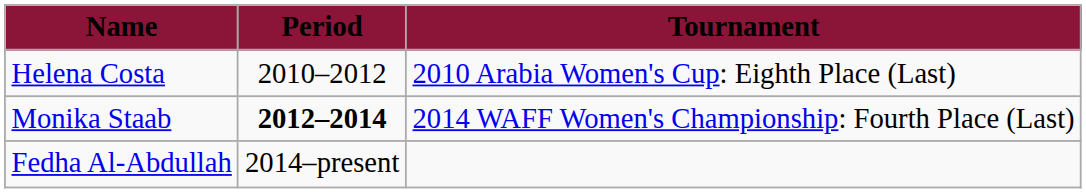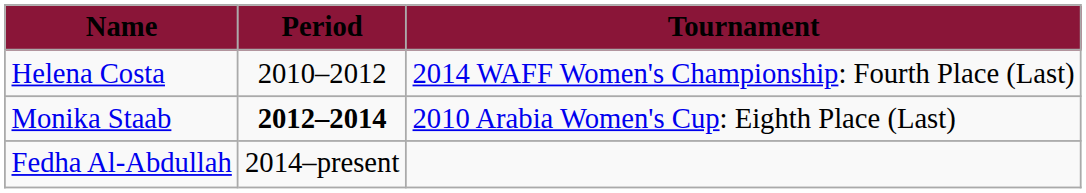(684, 72) 2010 Arabia Women's Cup: Eighth Place (Last) -> (744, 72) 2014 WAFF Women's Championship: Fourth Place (Last)
(744, 118) 2014 WAFF Women's Championship: Fourth Place (Last) -> (684, 118) 2010 Arabia Women's Cup: Eighth Place (Last)
